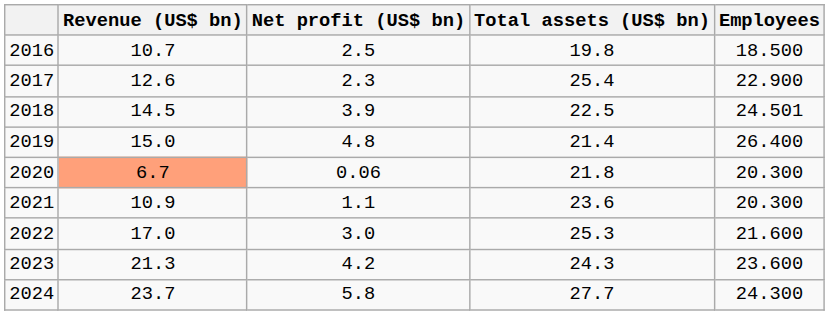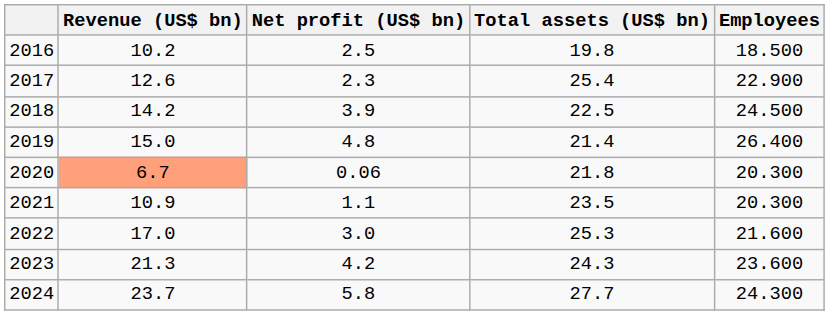(153, 50) 10.7 -> (153, 50) 10.2
(153, 112) 14.5 -> (153, 112) 14.2
(769, 112) 24.501 -> (769, 112) 24.500
(592, 203) 23.6 -> (592, 203) 23.5
